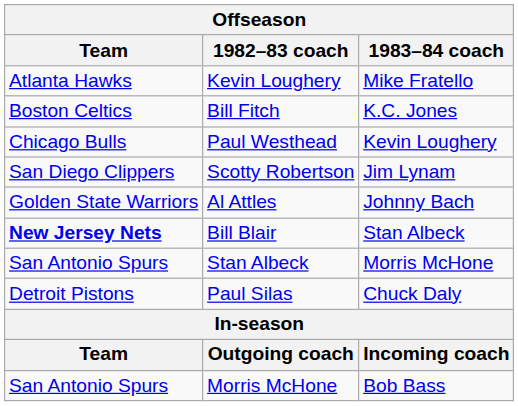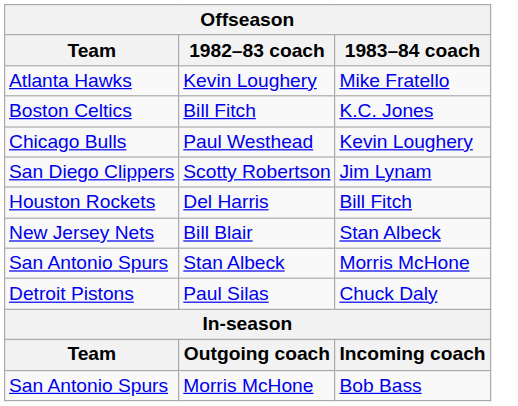- row: (242, 202)
+ row: (226, 202)
(85, 232) bold -> (82, 232) normal
